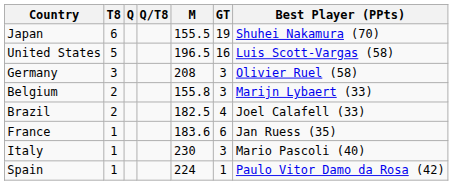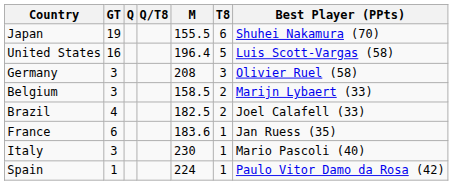columns swapped: (114, 14) <-> (223, 14)
(192, 53) 196.5 -> (192, 53) 196.4
(192, 92) 155.8 -> (192, 92) 158.5
